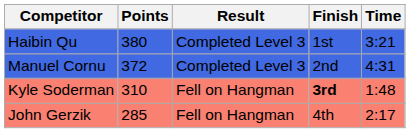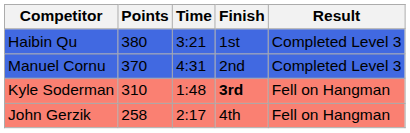columns swapped: (383, 16) <-> (241, 16)
(134, 66) 372 -> (134, 66) 370
(134, 115) 285 -> (134, 115) 258
